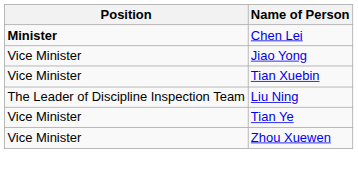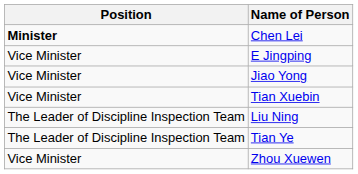+ row: (281, 55)
(44, 117) Vice Minister -> (126, 138) The Leader of Discipline Inspection Team
